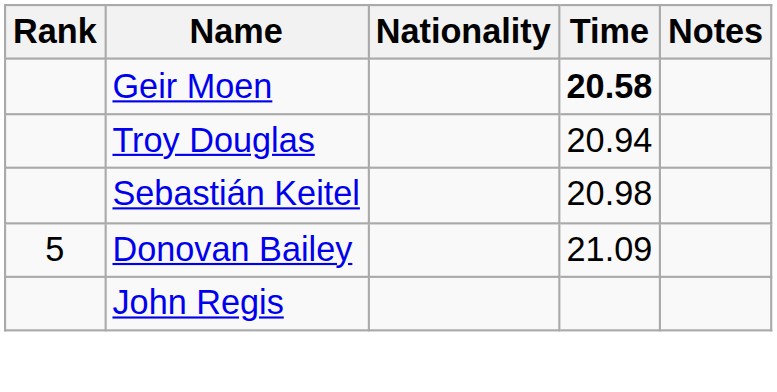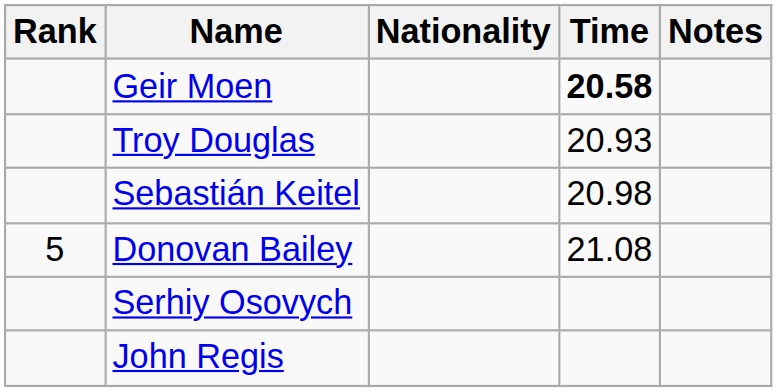(609, 140) 20.94 -> (609, 140) 20.93
(609, 248) 21.09 -> (609, 248) 21.08
+ row: (232, 303)
